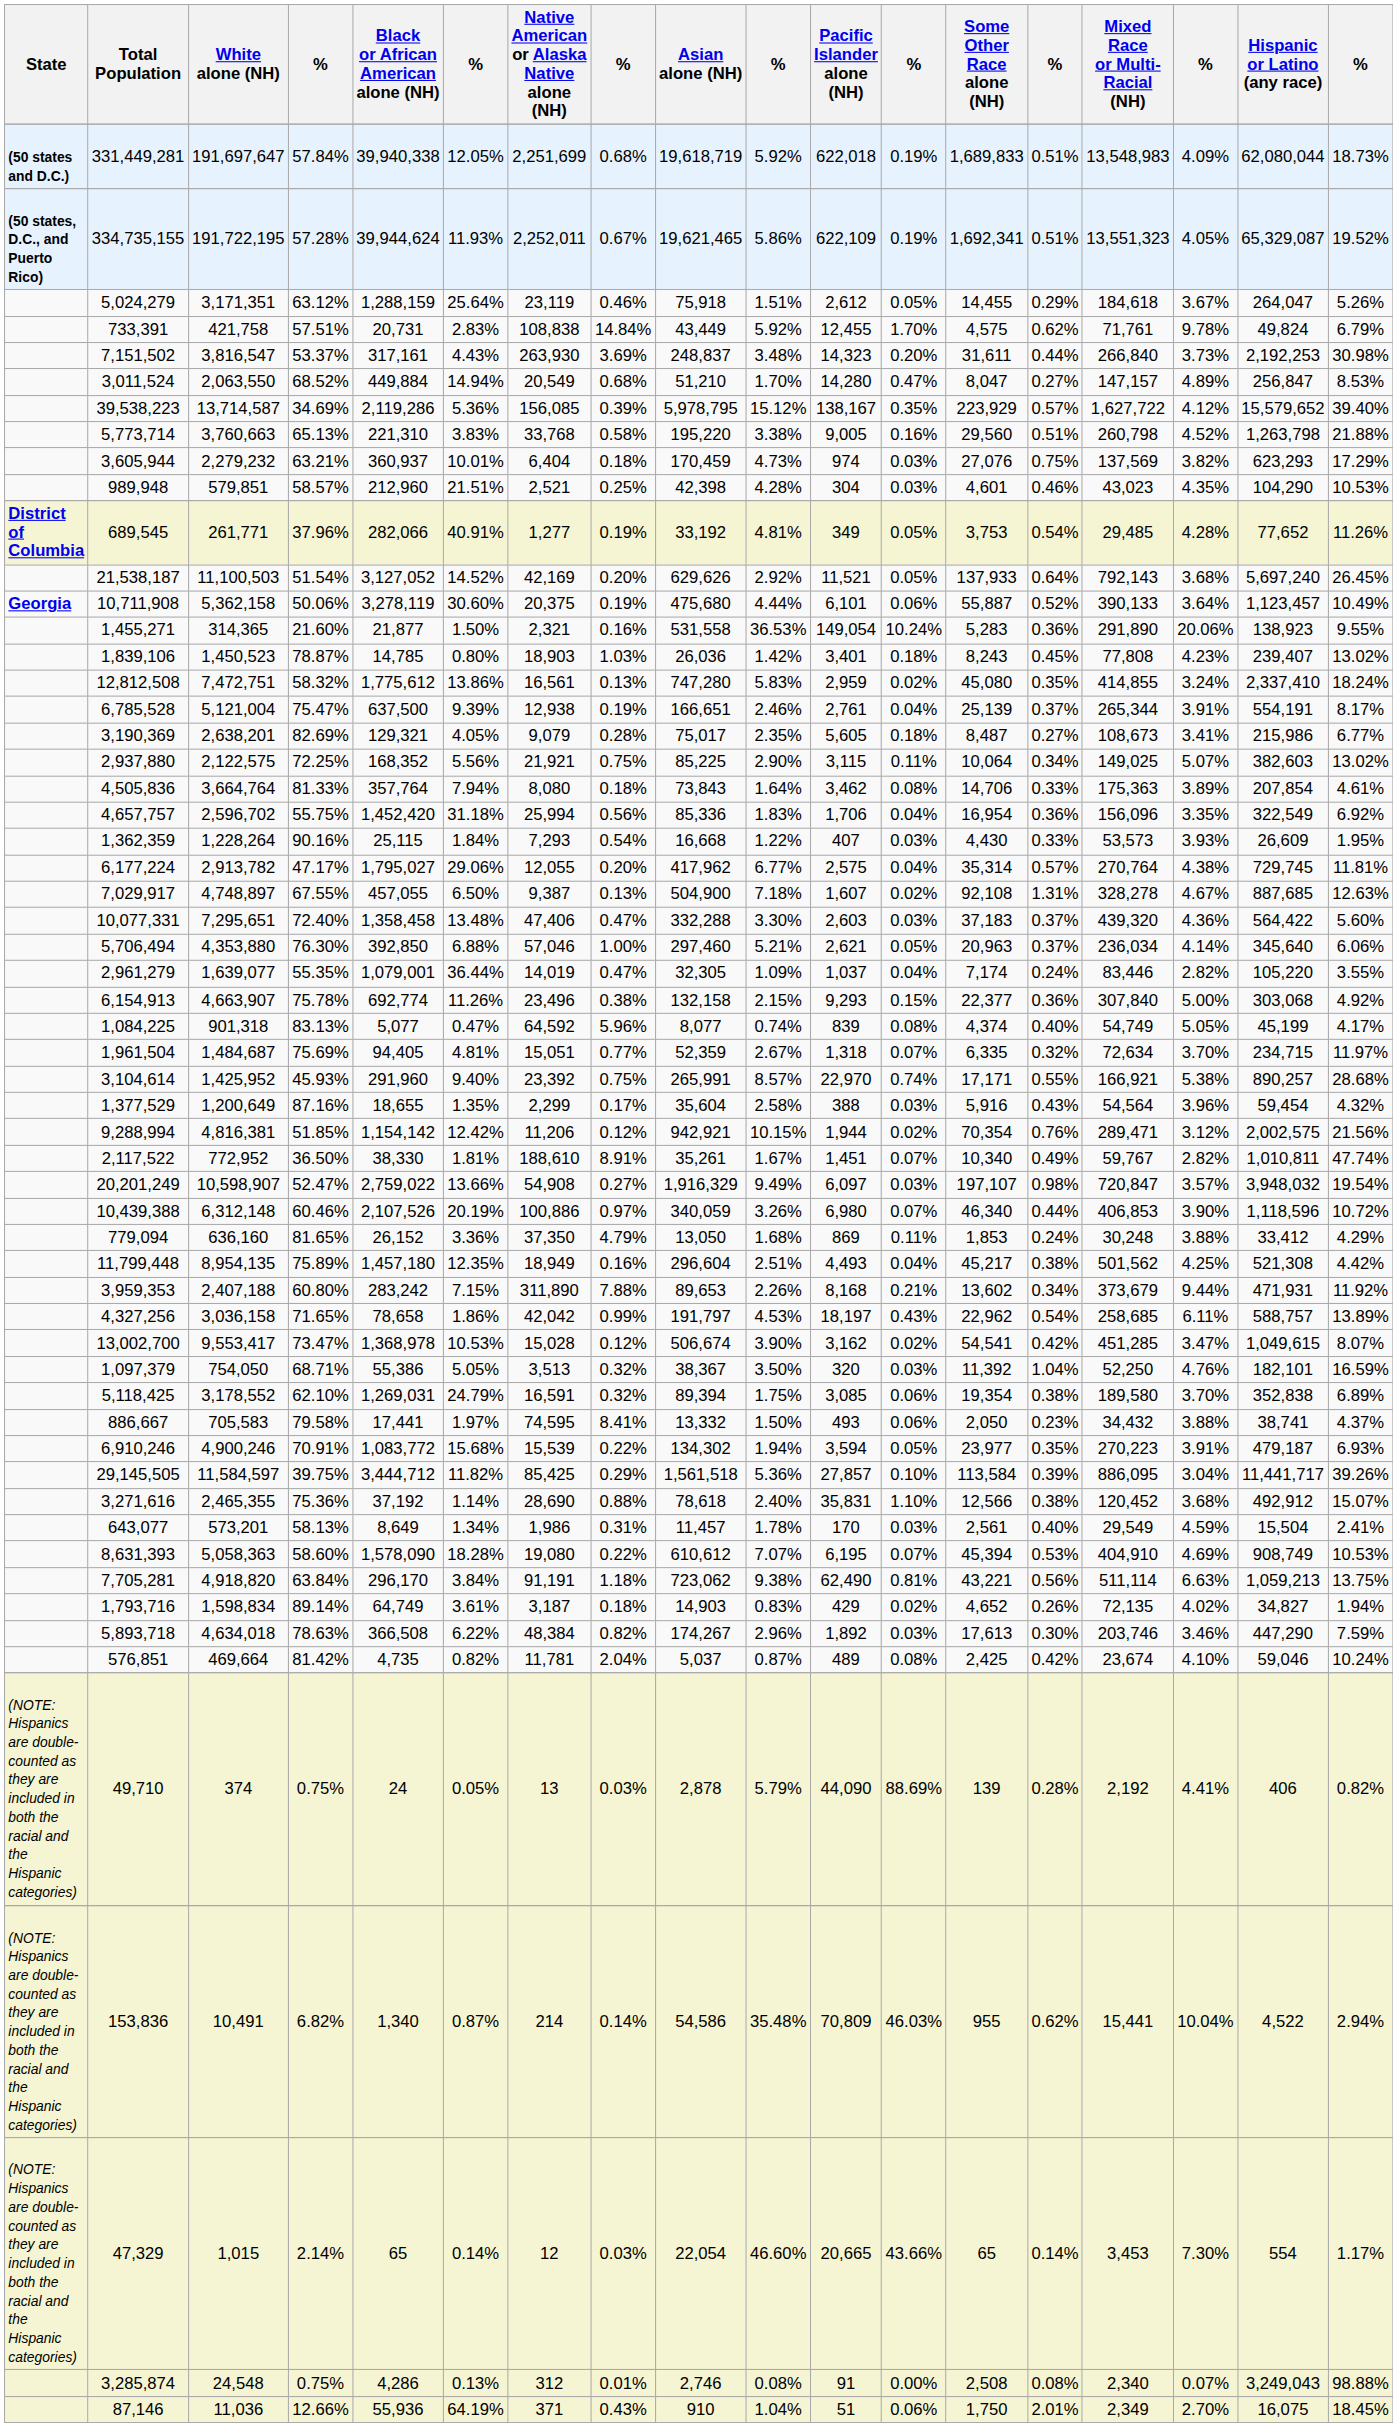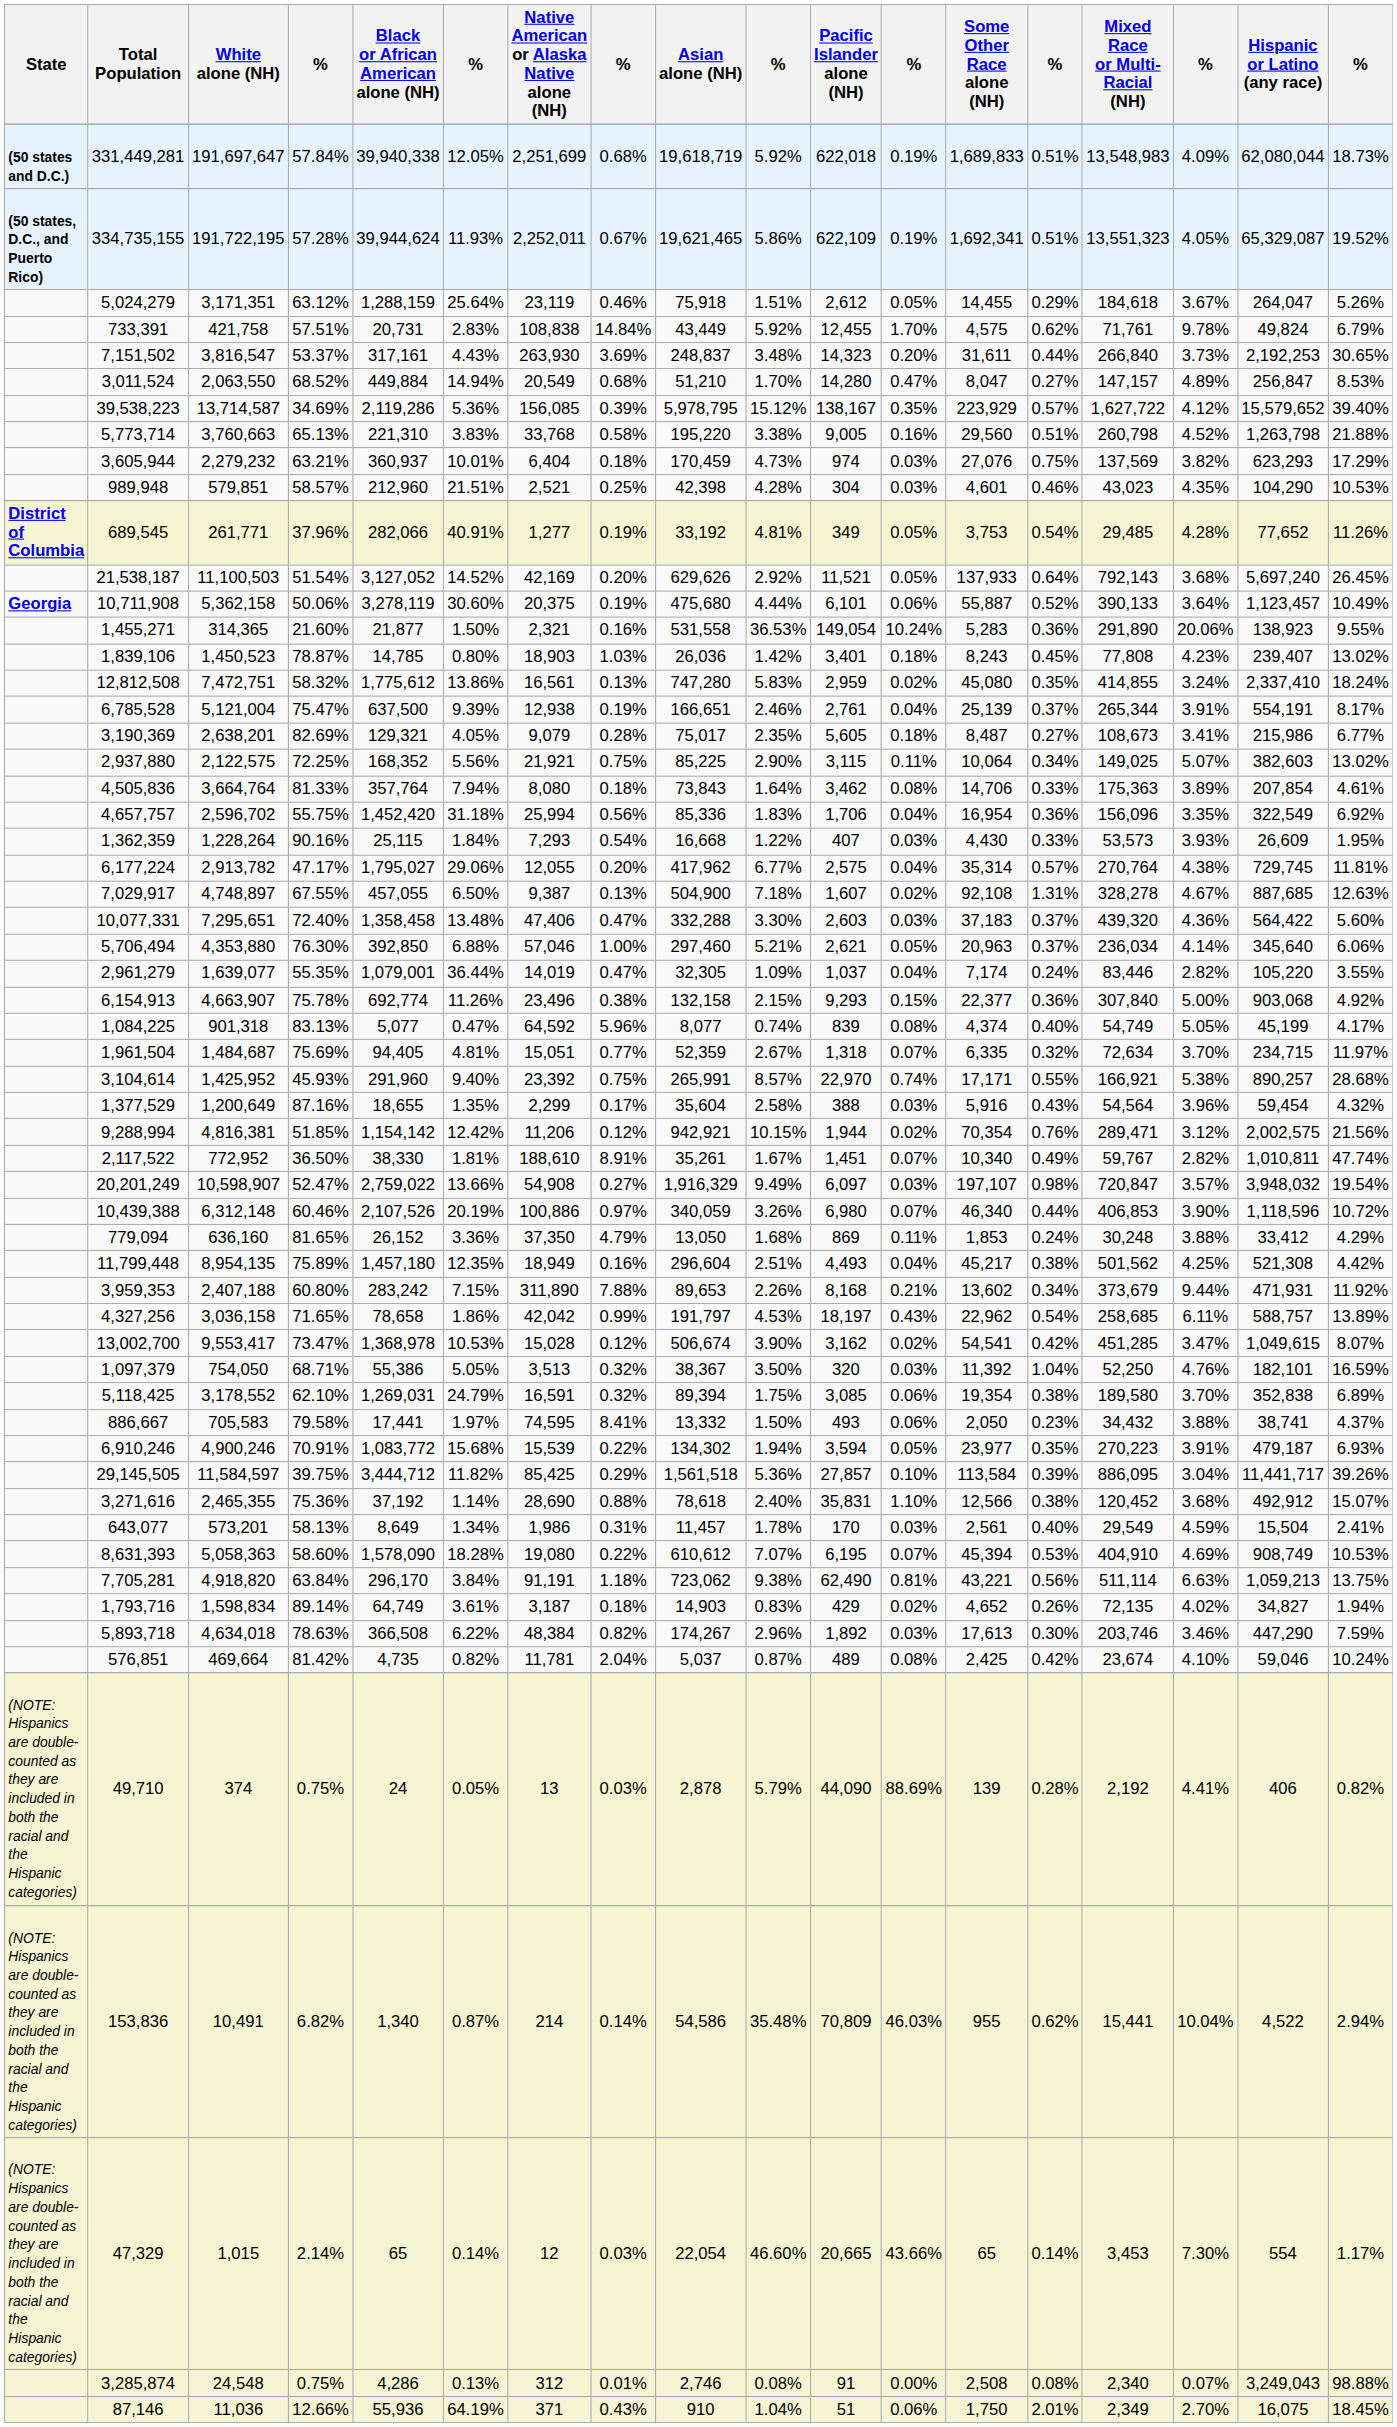(1360, 355) 30.98% -> (1360, 355) 30.65%
(1283, 999) 303,068 -> (1283, 999) 903,068
